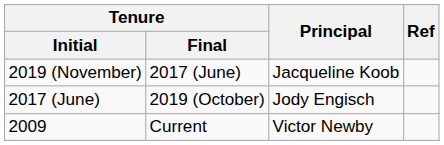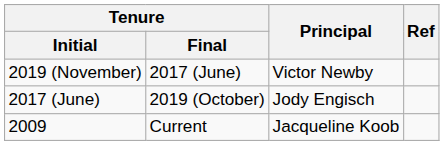(336, 72) Jacqueline Koob -> (323, 72) Victor Newby
(323, 126) Victor Newby -> (336, 126) Jacqueline Koob
